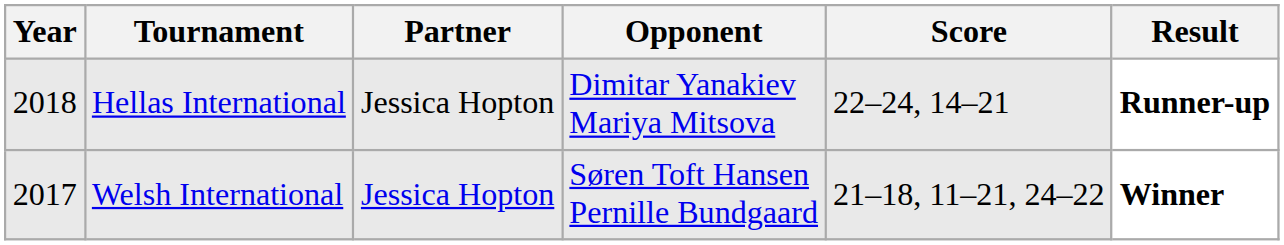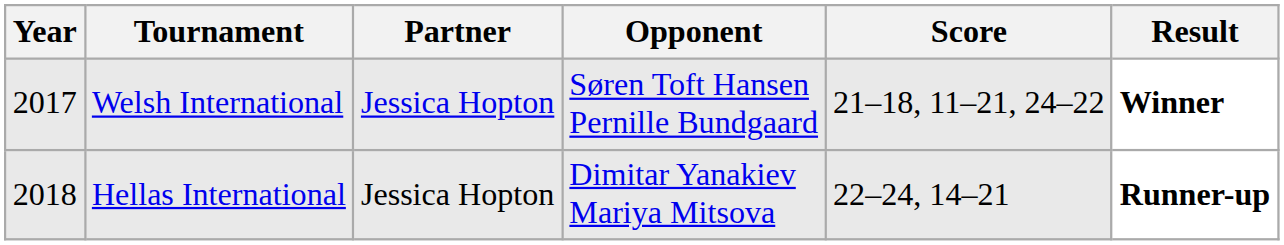rows swapped: (218, 194) <-> (219, 103)
